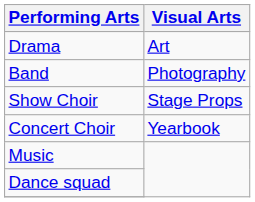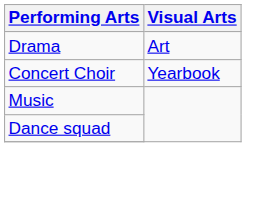- row: (29, 73)
- row: (53, 100)
